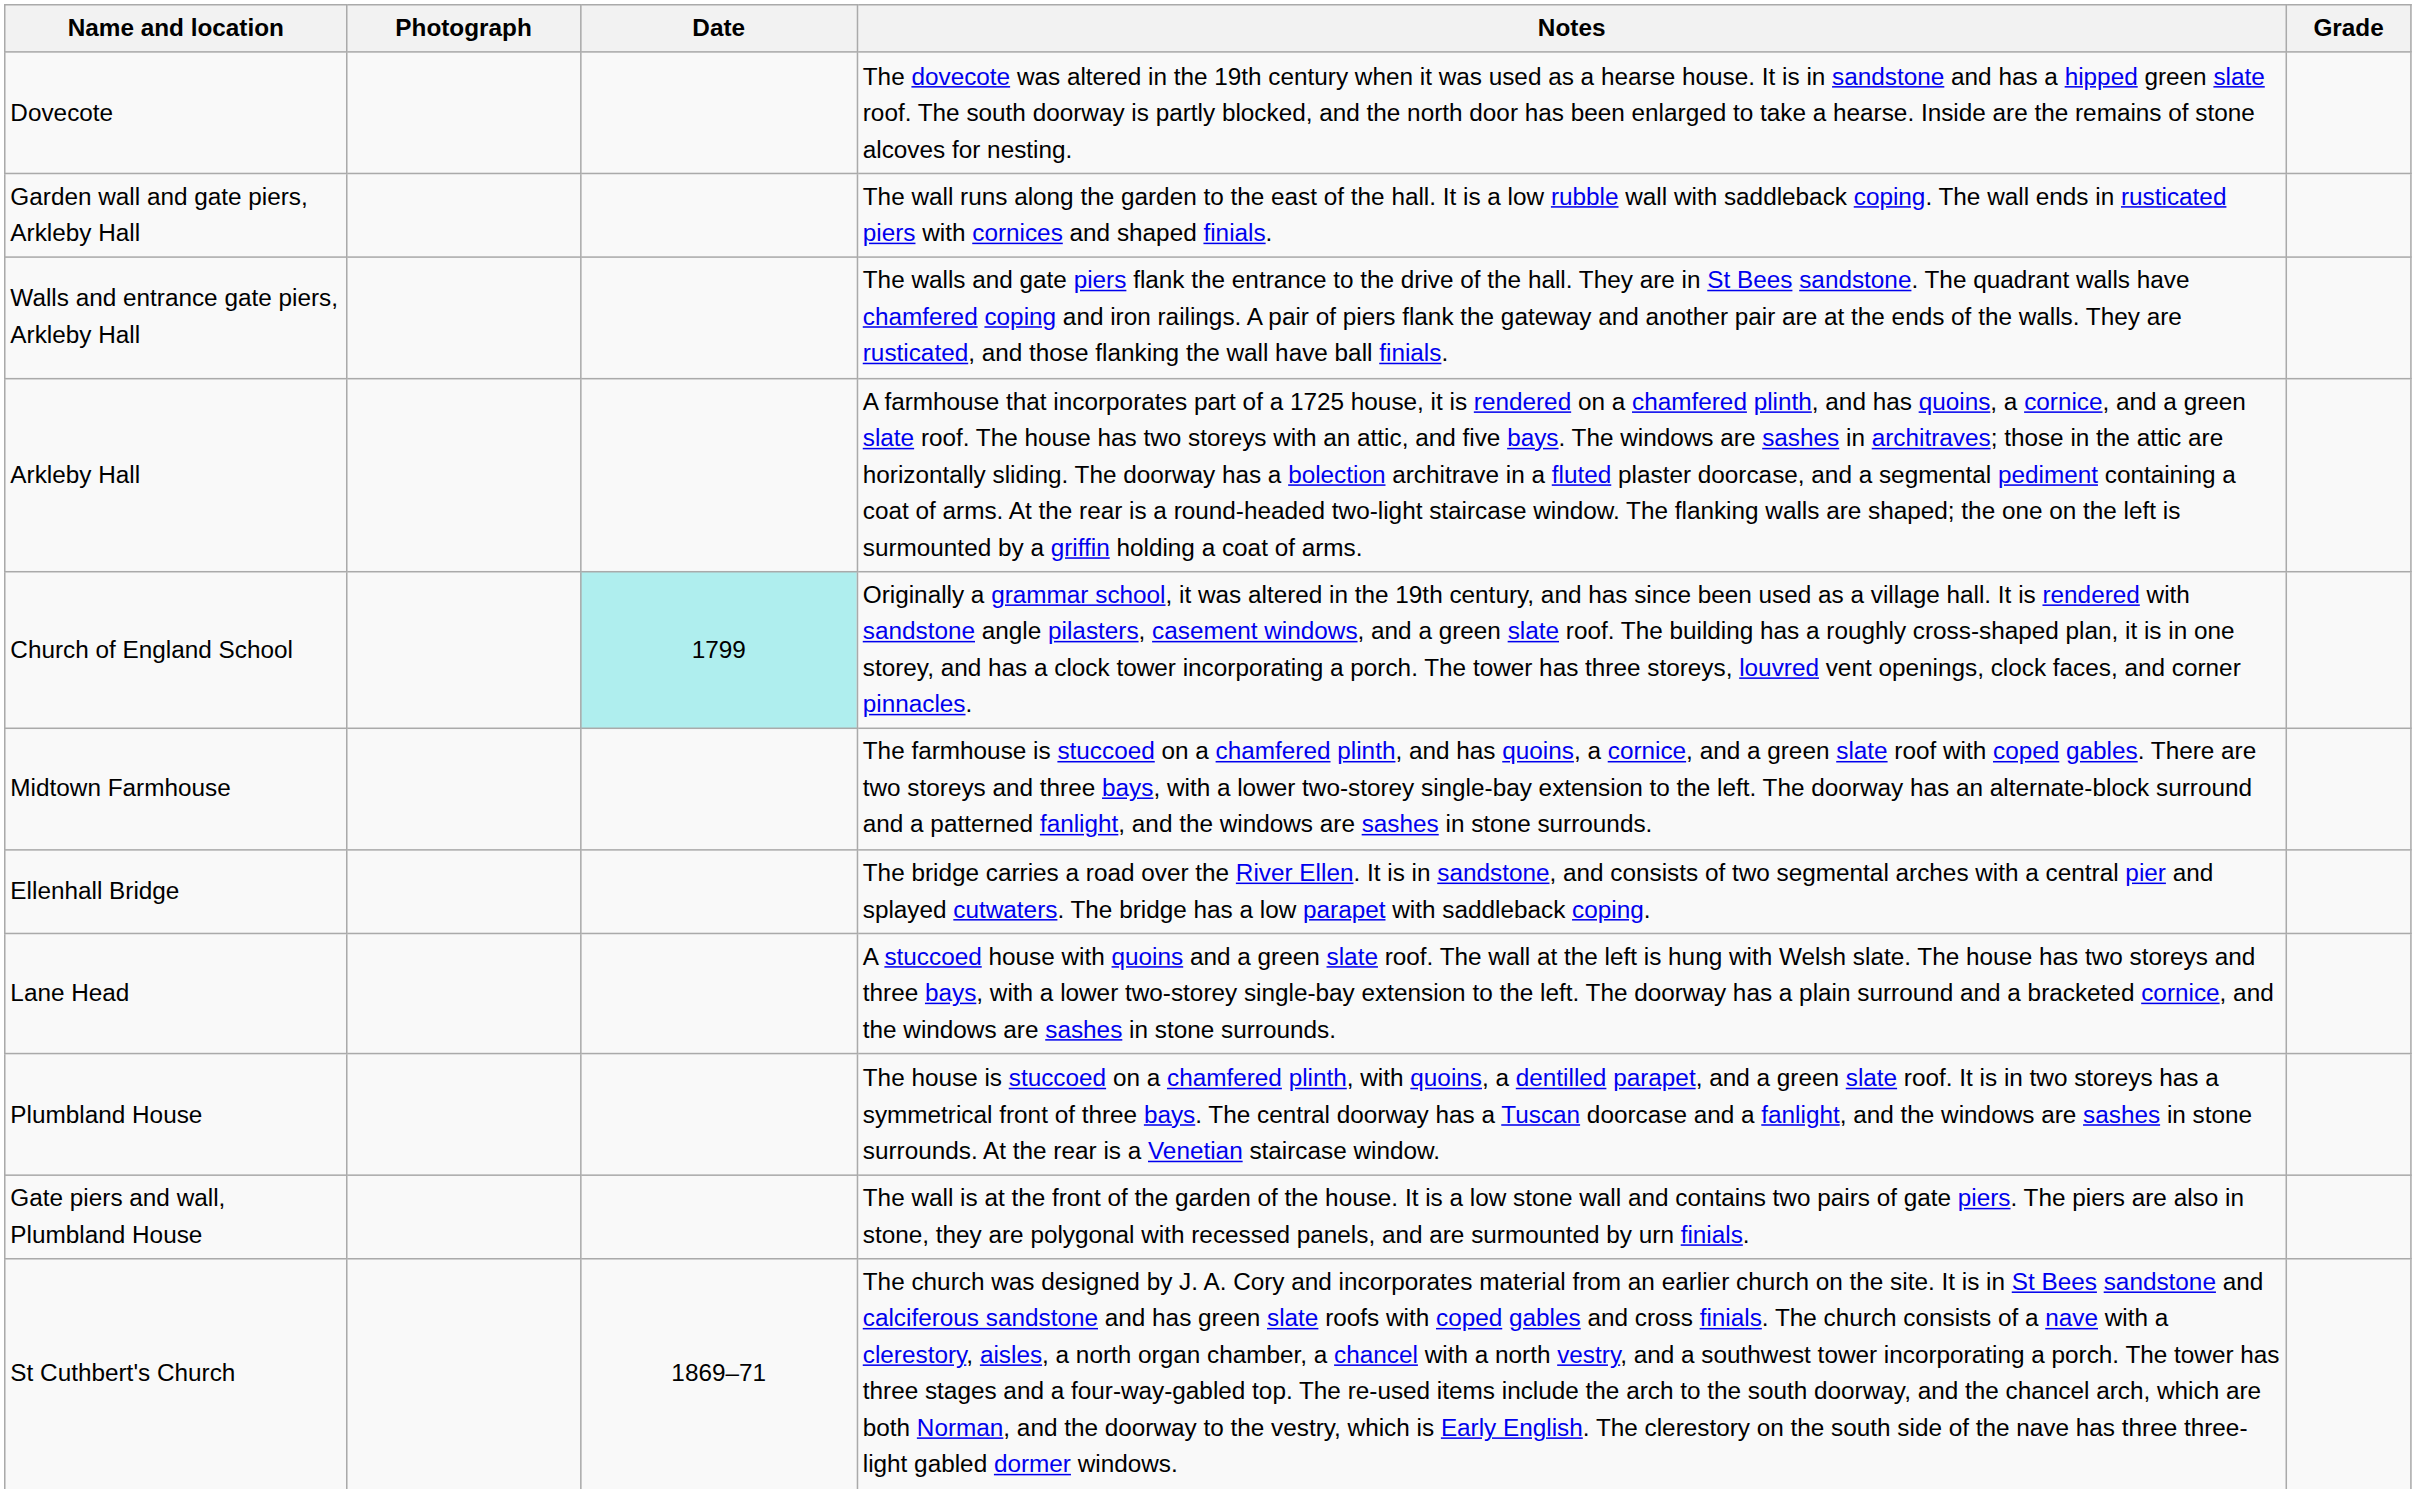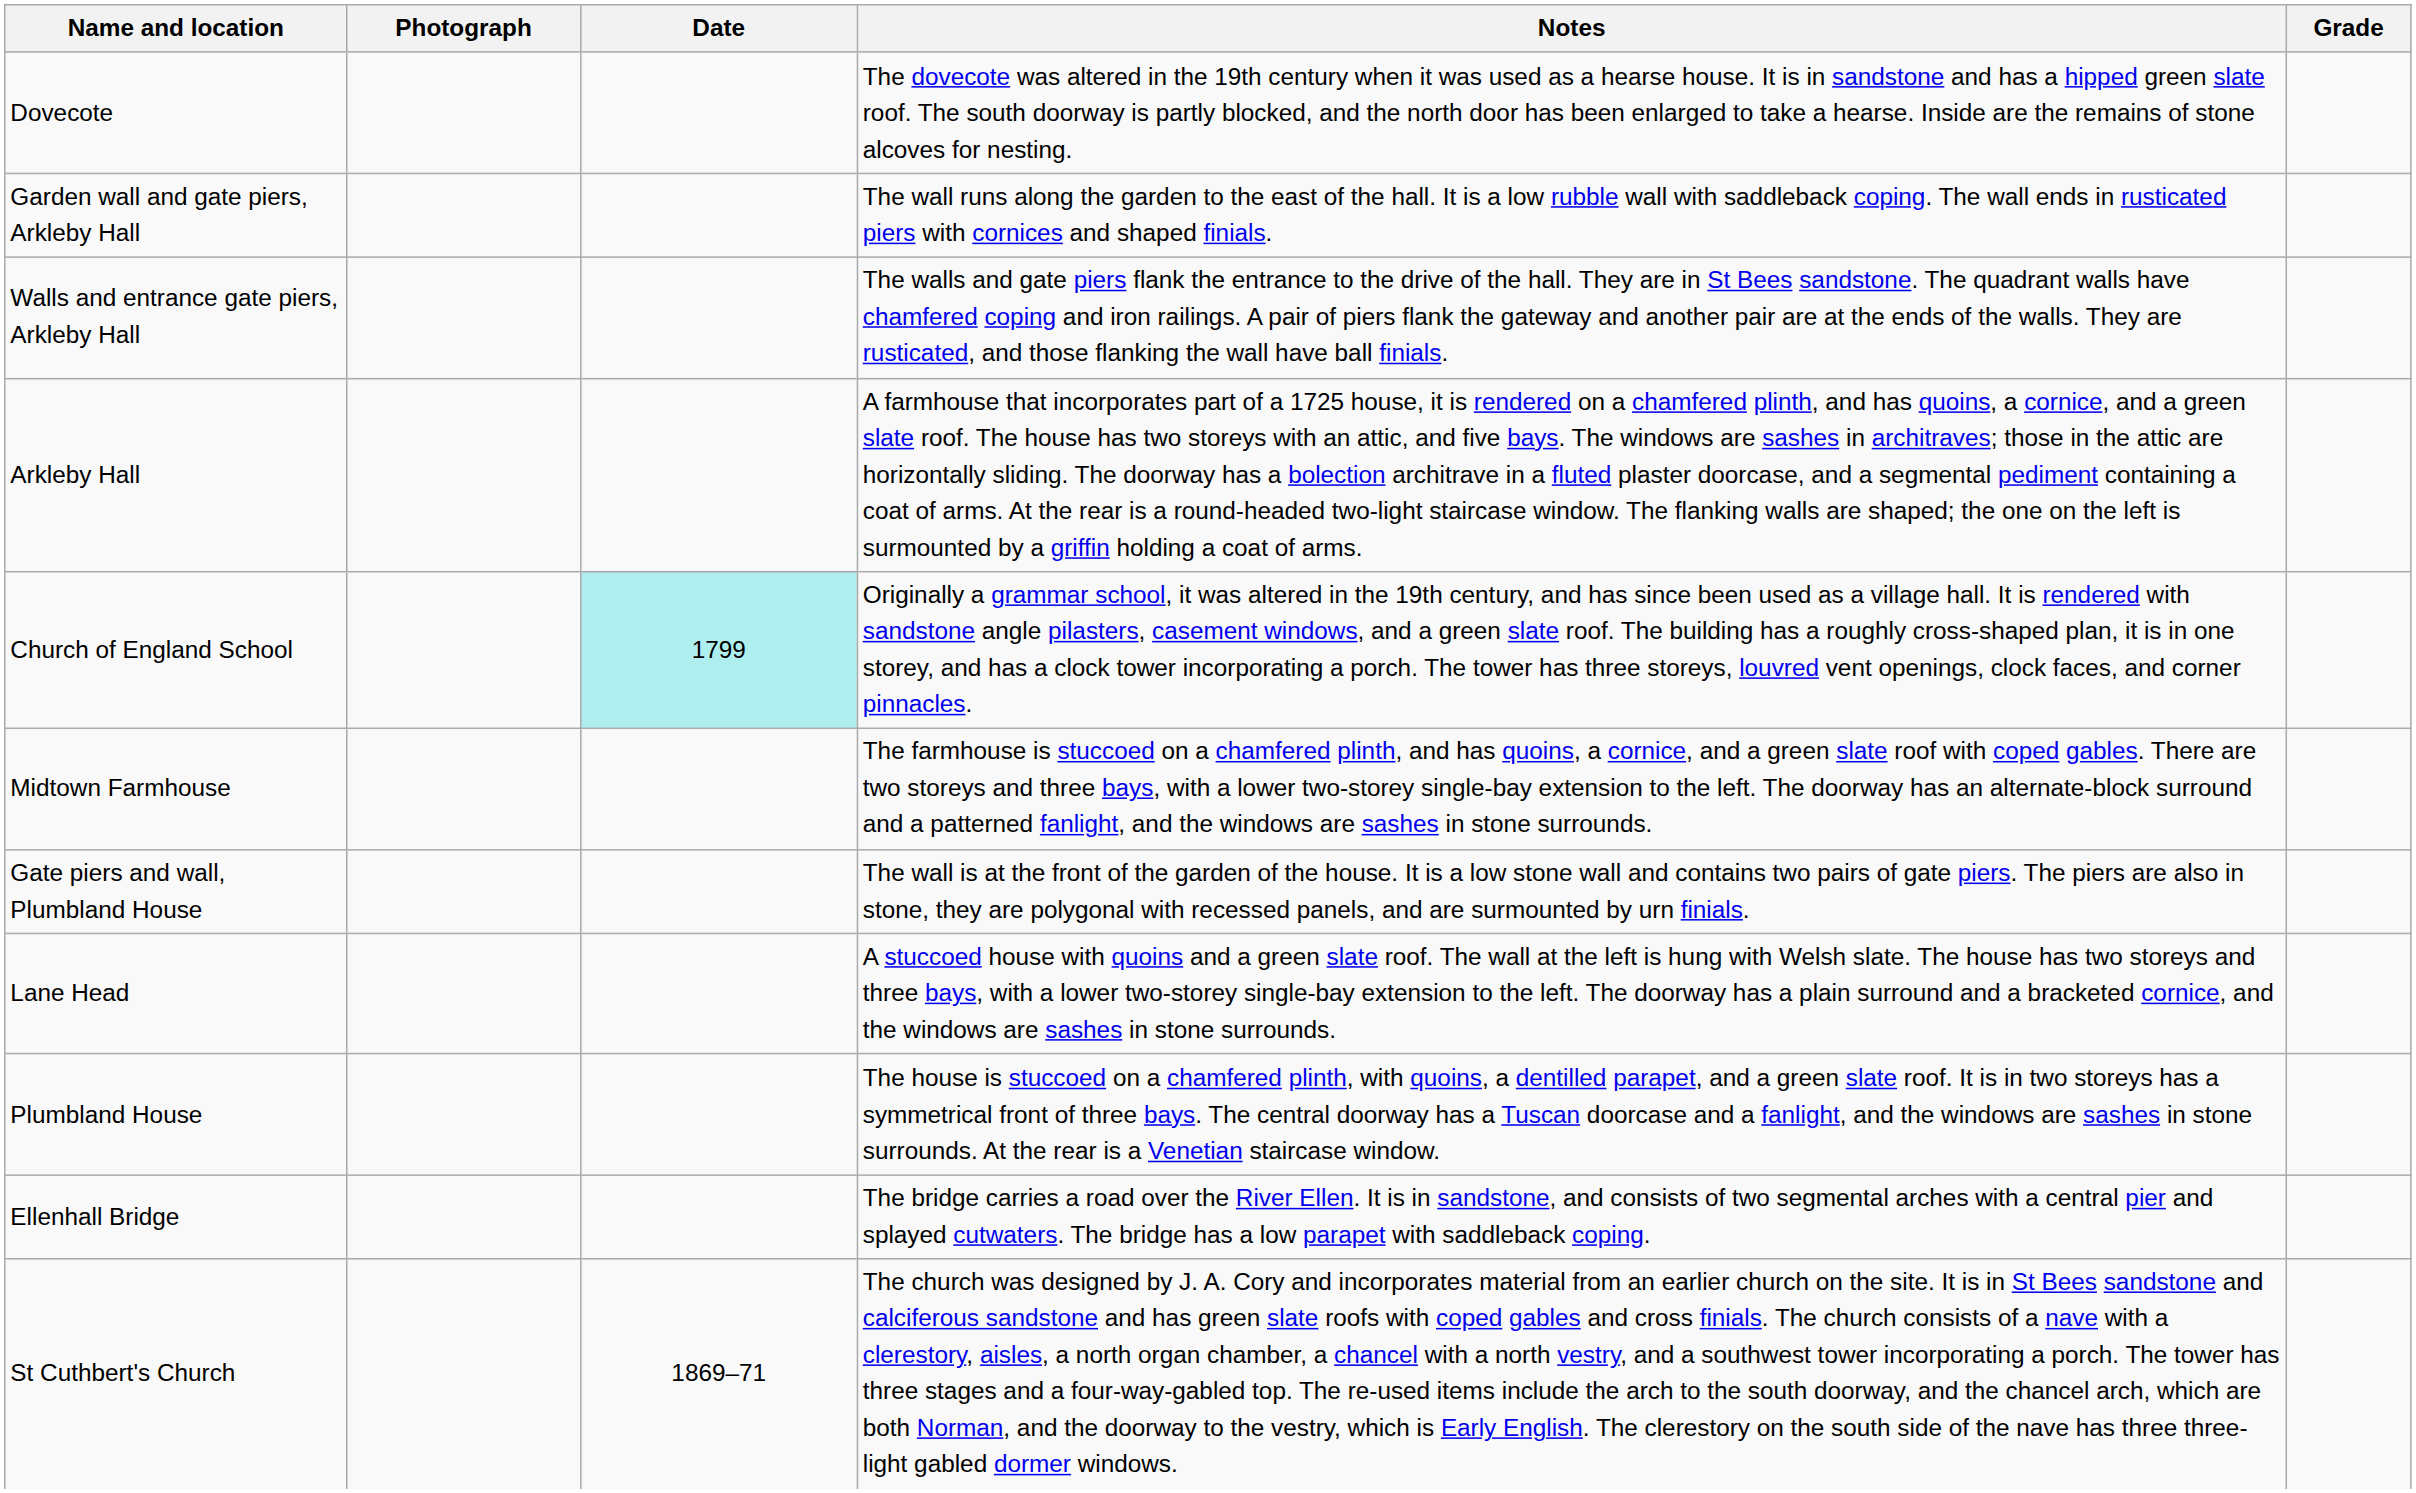rows swapped: (95, 891) <-> (118, 1216)
